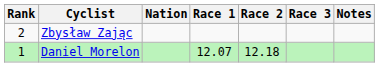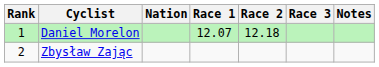rows swapped: (90, 52) <-> (87, 33)
